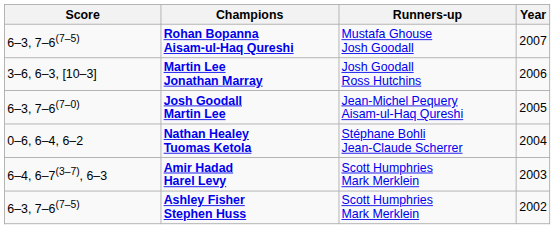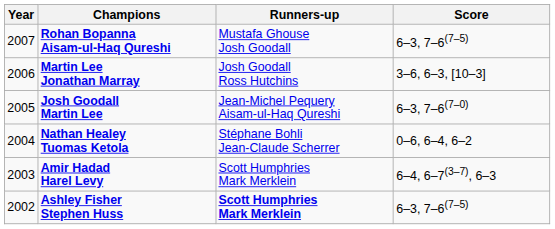columns swapped: (533, 15) <-> (83, 15)
(387, 208) normal -> (268, 208) bold
